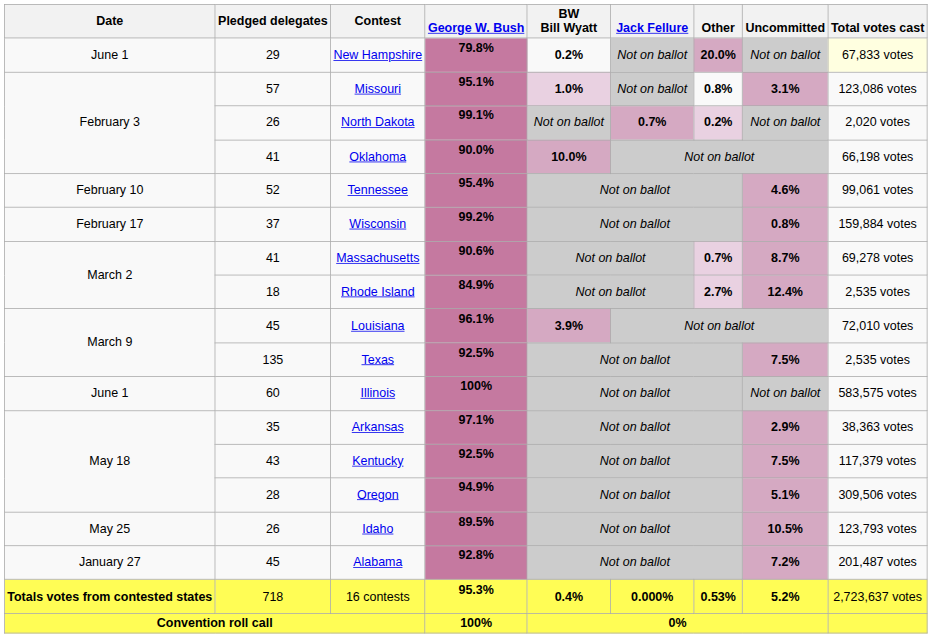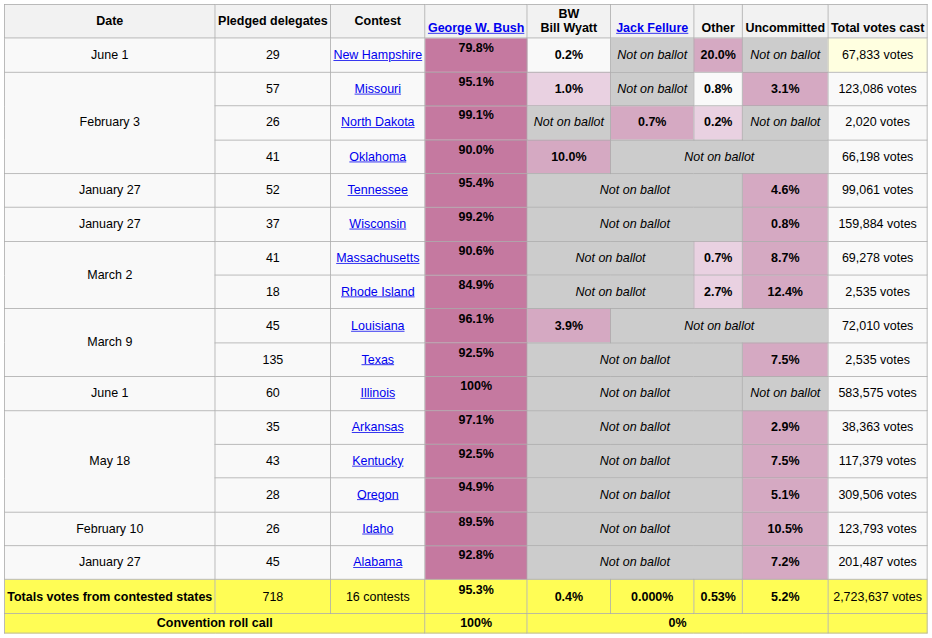(110, 190) February 10 -> (110, 190) January 27
(110, 224) February 17 -> (110, 224) January 27
(110, 528) May 25 -> (110, 528) February 10
